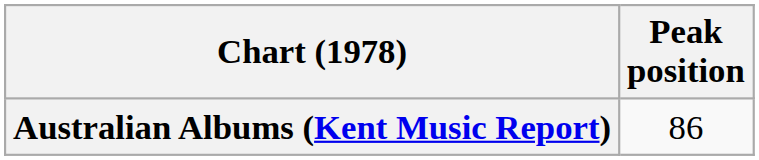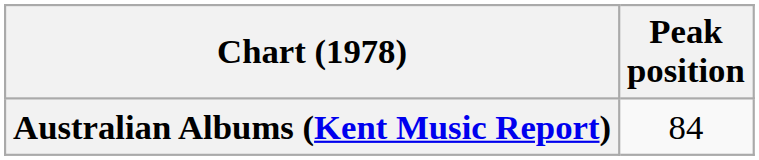(686, 126) 86 -> (686, 126) 84
